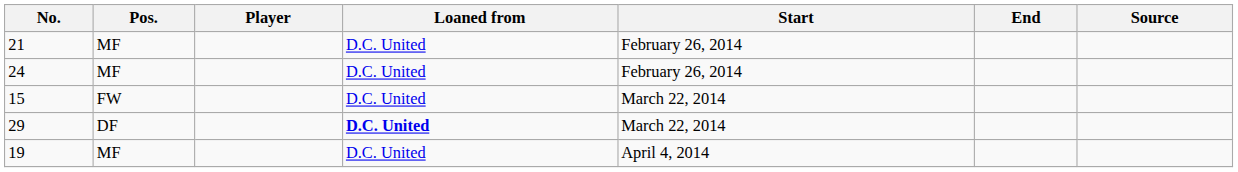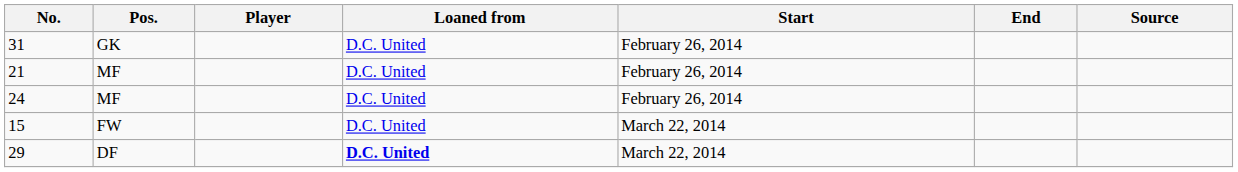+ row: (17, 45)
- row: (17, 153)
